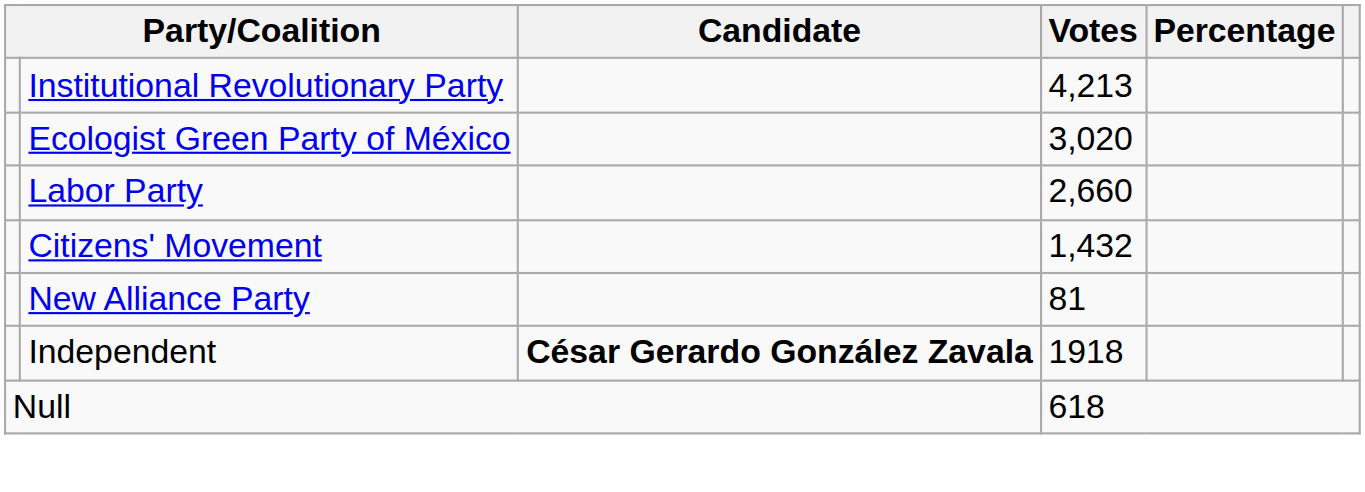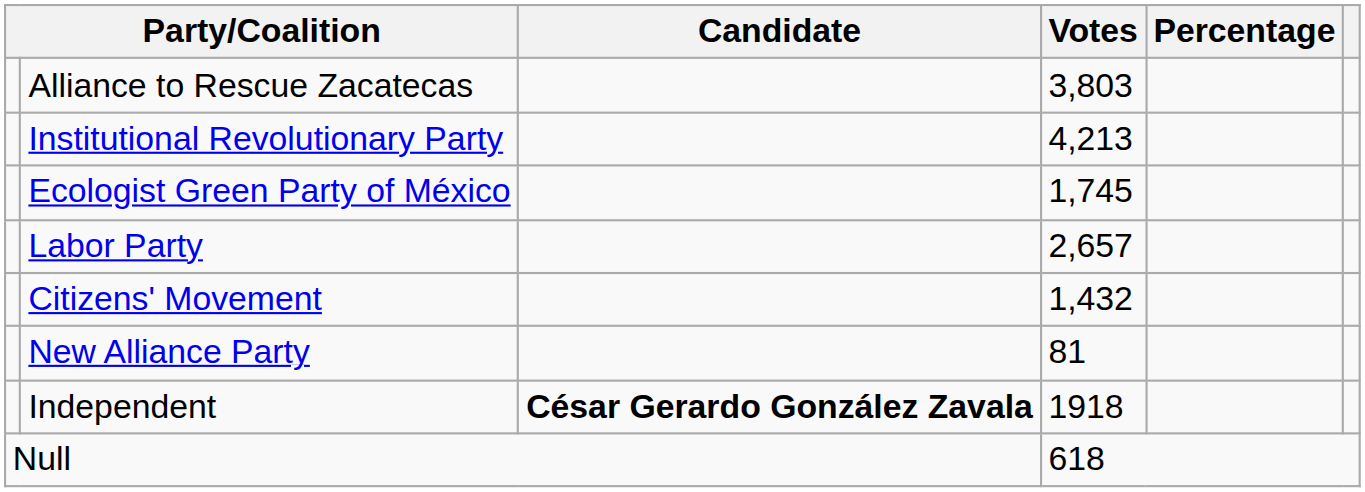+ row: (251, 84)
(1091, 138) 3,020 -> (1091, 191) 1,745
(1091, 191) 2,660 -> (1091, 245) 2,657
